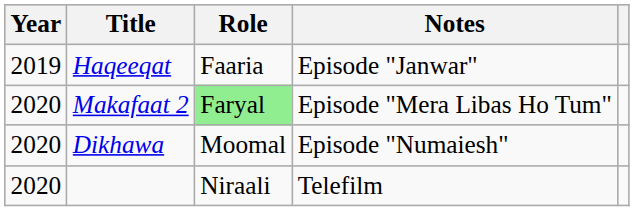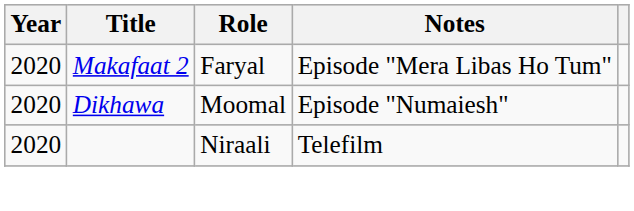- row: (122, 64)
(233, 104) lightgreen background -> (233, 64) no background
